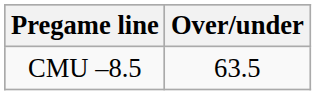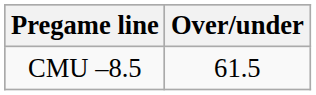(237, 67) 63.5 -> (237, 67) 61.5
